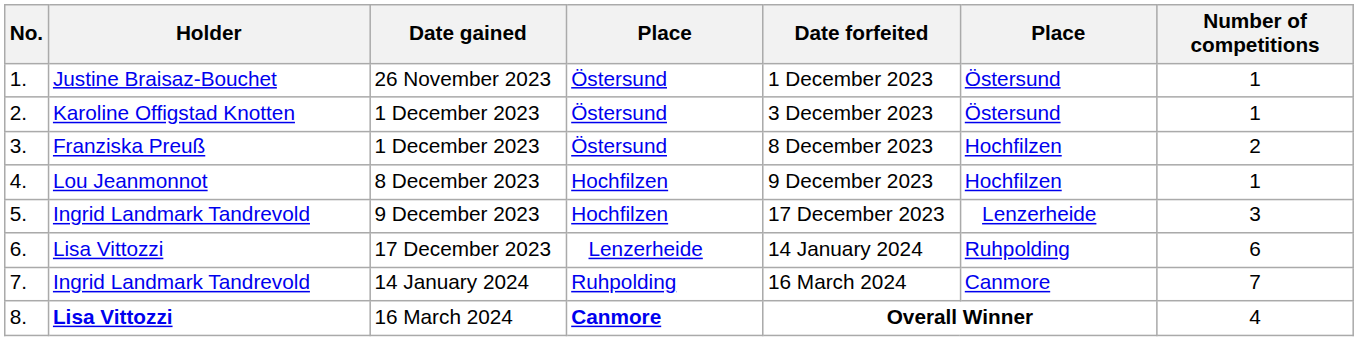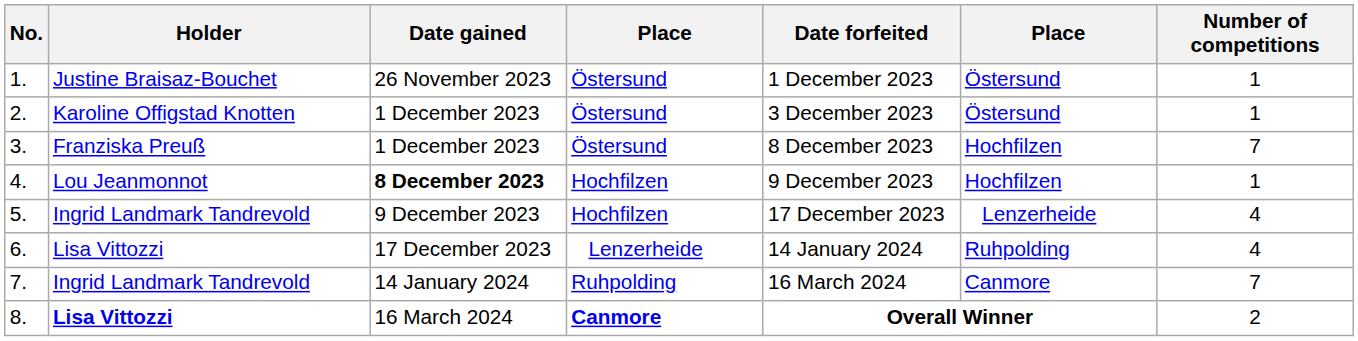(1255, 147) 2 -> (1255, 147) 7
(457, 181) normal -> (459, 181) bold
(1255, 215) 3 -> (1255, 215) 4
(1255, 249) 6 -> (1255, 249) 4
(1255, 317) 4 -> (1255, 317) 2
